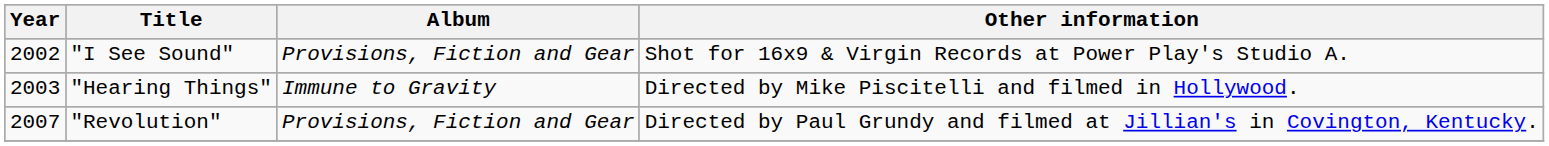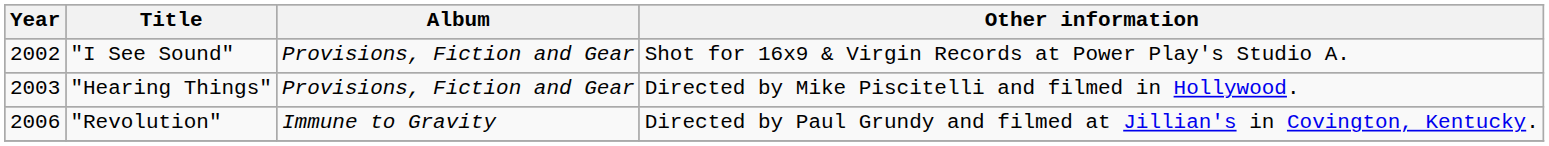(389, 90) Immune to Gravity -> (458, 90) Provisions, Fiction and Gear
(35, 124) 2007 -> (35, 124) 2006
(458, 124) Provisions, Fiction and Gear -> (389, 124) Immune to Gravity
